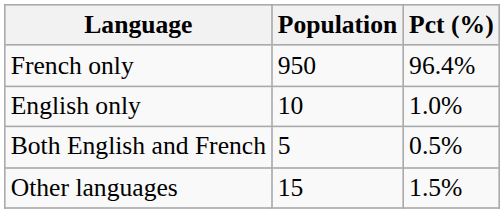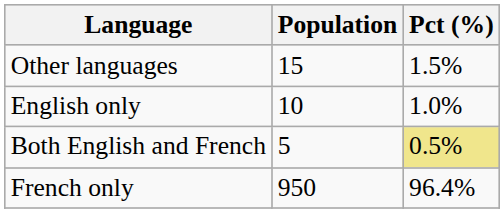rows swapped: (72, 65) <-> (94, 187)
(436, 146) no background -> (436, 146) khaki background
